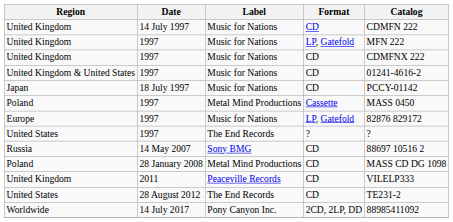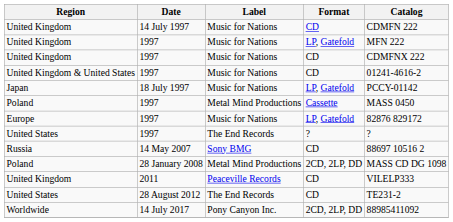(312, 88) CD -> (330, 88) LP, Gatefold
(312, 164) CD -> (334, 164) 2CD, 2LP, DD
